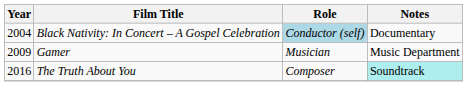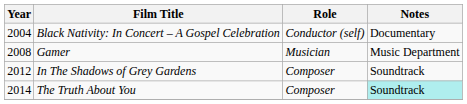(325, 33) lightblue background -> (325, 33) no background
(19, 52) 2009 -> (19, 52) 2008
+ row: (116, 71)
(19, 71) 2016 -> (19, 90) 2014
